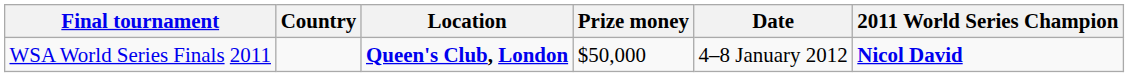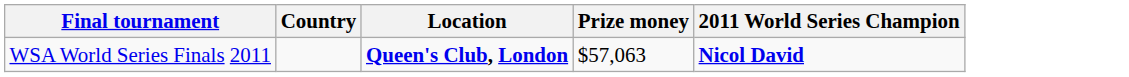- column: (773, 21)
(612, 54) $50,000 -> (612, 54) $57,063
